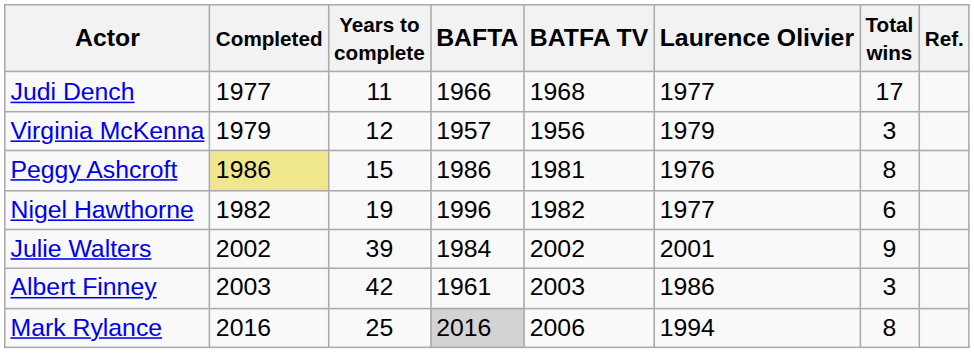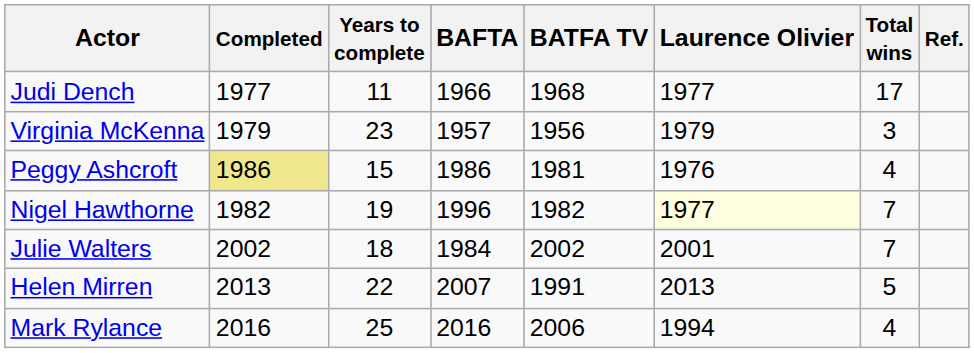(379, 130) 12 -> (379, 130) 23
(889, 170) 8 -> (889, 170) 4
(687, 209) no background -> (687, 209) lightyellow background
(889, 209) 6 -> (889, 209) 7
(379, 248) 39 -> (379, 248) 18
(889, 248) 9 -> (889, 248) 7
- row: (84, 288)
+ row: (81, 288)
(464, 327) lightgrey background -> (464, 327) no background
(889, 327) 8 -> (889, 327) 4
